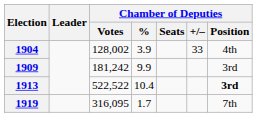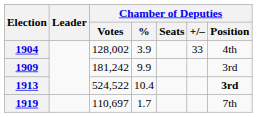(110, 85) 522,522 -> (110, 85) 524,522
(110, 103) 316,095 -> (110, 103) 110,697
